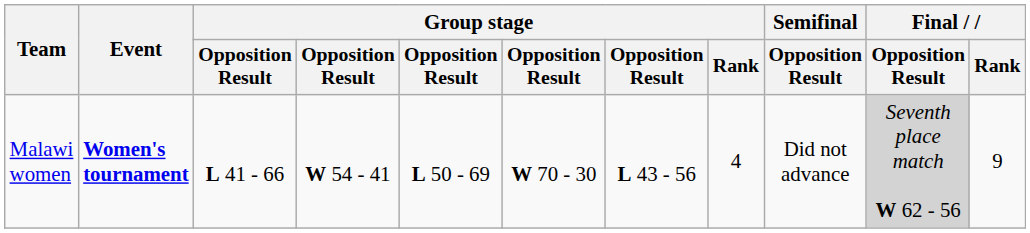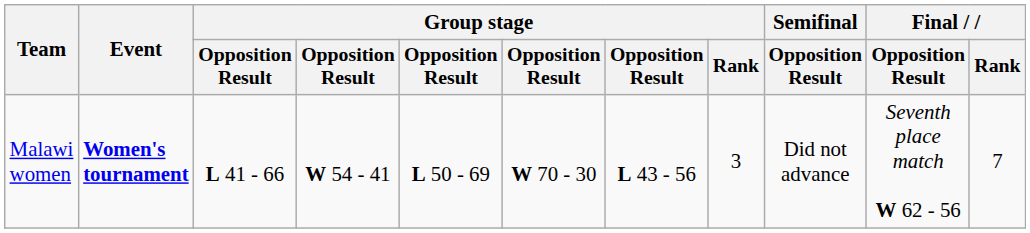(736, 161) 4 -> (736, 161) 3
(918, 161) lightgrey background -> (918, 161) no background
(997, 161) 9 -> (997, 161) 7
